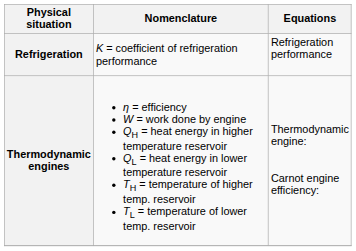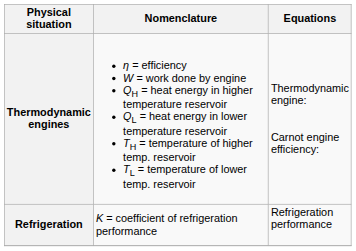rows swapped: (49, 160) <-> (49, 54)
